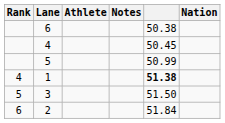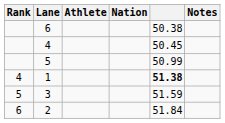columns swapped: (199, 13) <-> (127, 13)
(161, 94) 51.50 -> (167, 94) 51.59
